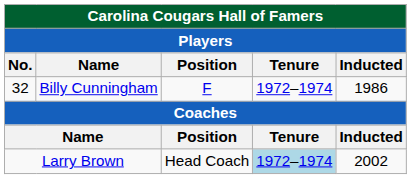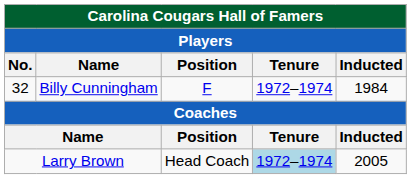(371, 88) 1986 -> (371, 88) 1984
(371, 161) 2002 -> (371, 161) 2005
